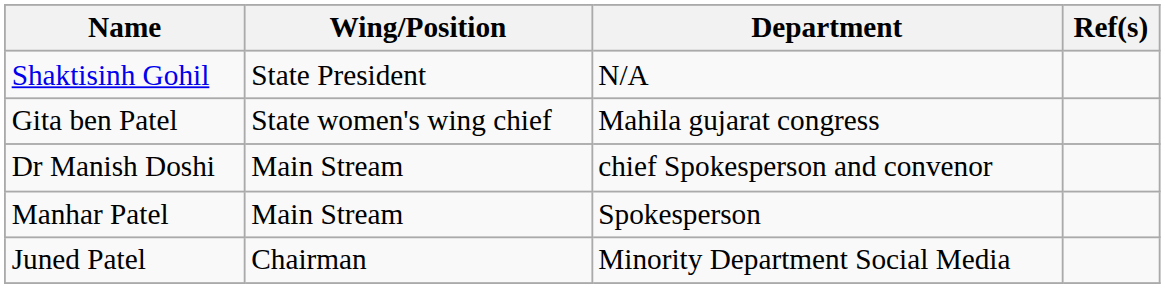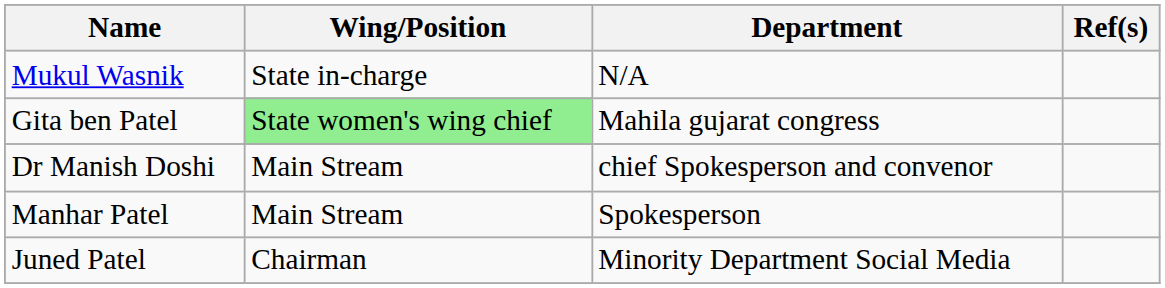- row: (110, 74)
+ row: (98, 74)
(402, 120) no background -> (402, 120) lightgreen background
